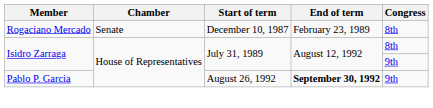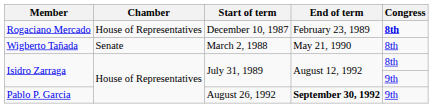(109, 29) Senate -> (149, 29) House of Representatives
(391, 29) normal -> (392, 29) bold
+ row: (42, 45)
